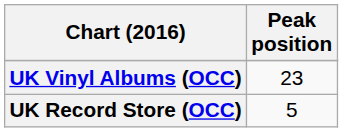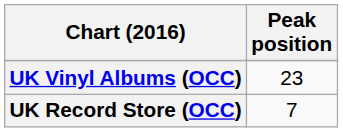(292, 110) 5 -> (292, 110) 7
